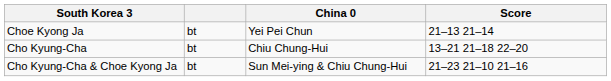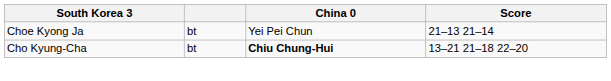(288, 48) normal -> (291, 48) bold
- row: (92, 66)
